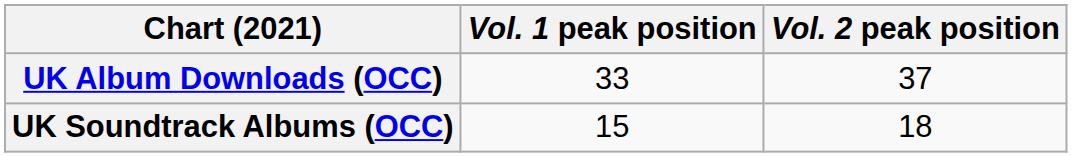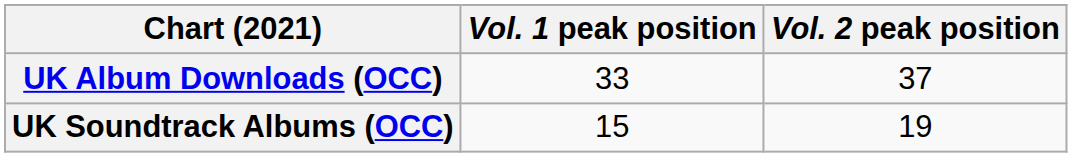(915, 126) 18 -> (915, 126) 19
